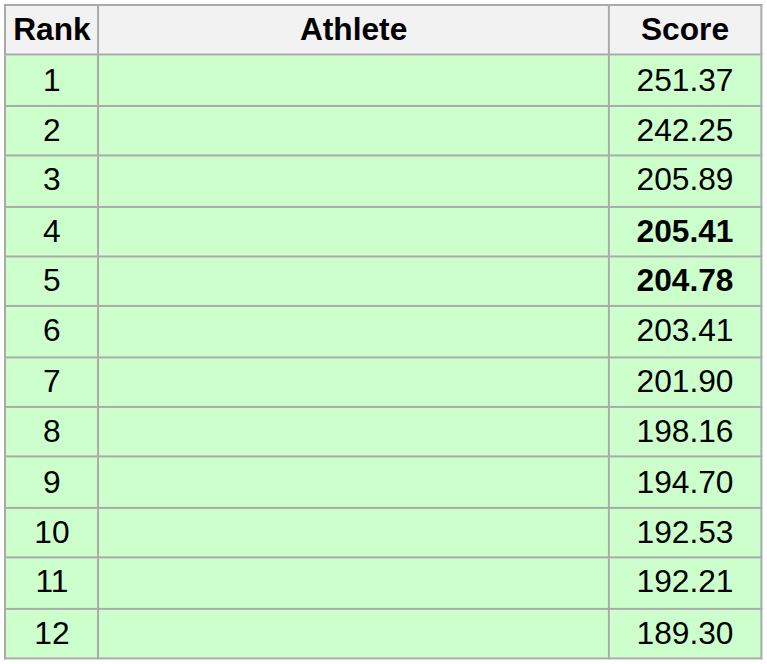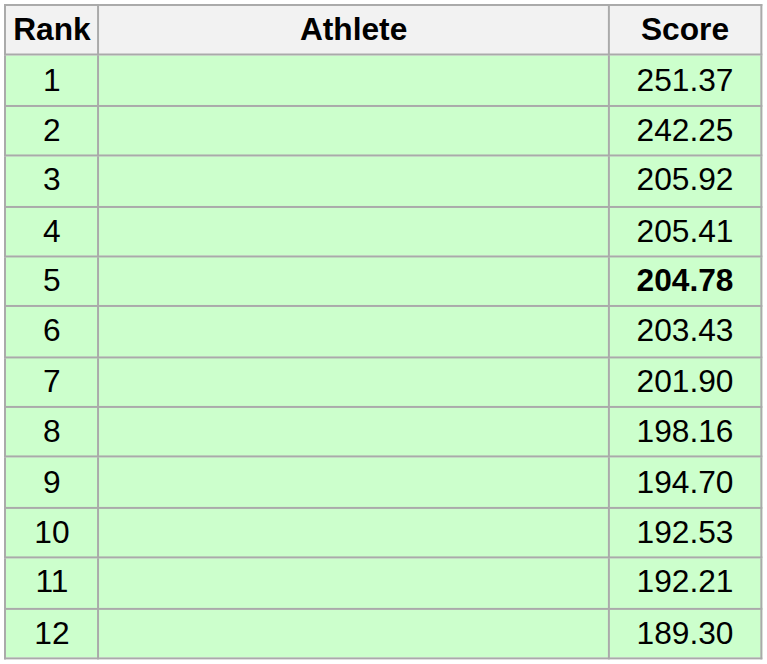(685, 180) 205.89 -> (685, 180) 205.92
(685, 230) bold -> (685, 230) normal
(685, 331) 203.41 -> (685, 331) 203.43
